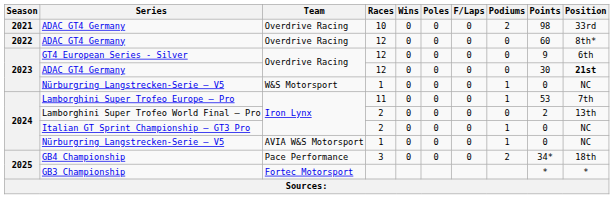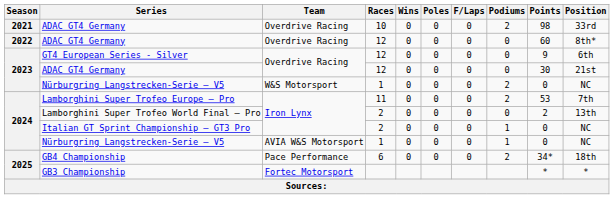(586, 70) bold -> (586, 70) normal
(507, 84) 1 -> (507, 84) 2
(507, 99) 1 -> (507, 99) 2
(381, 157) 3 -> (381, 157) 6
